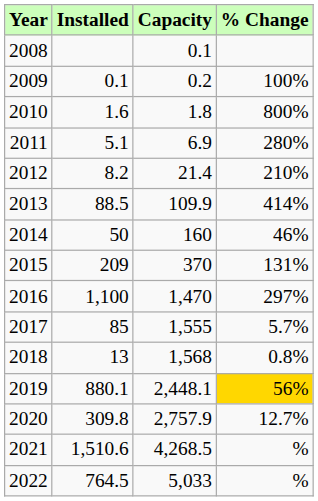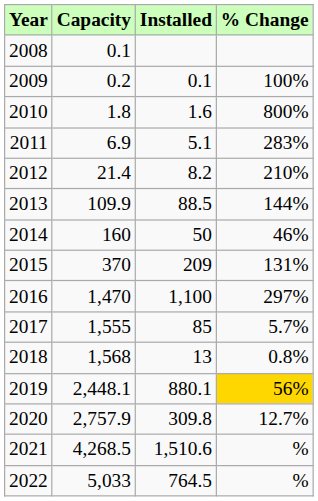columns swapped: (175, 19) <-> (93, 19)
(286, 142) 280% -> (286, 142) 283%
(286, 204) 414% -> (286, 204) 144%
